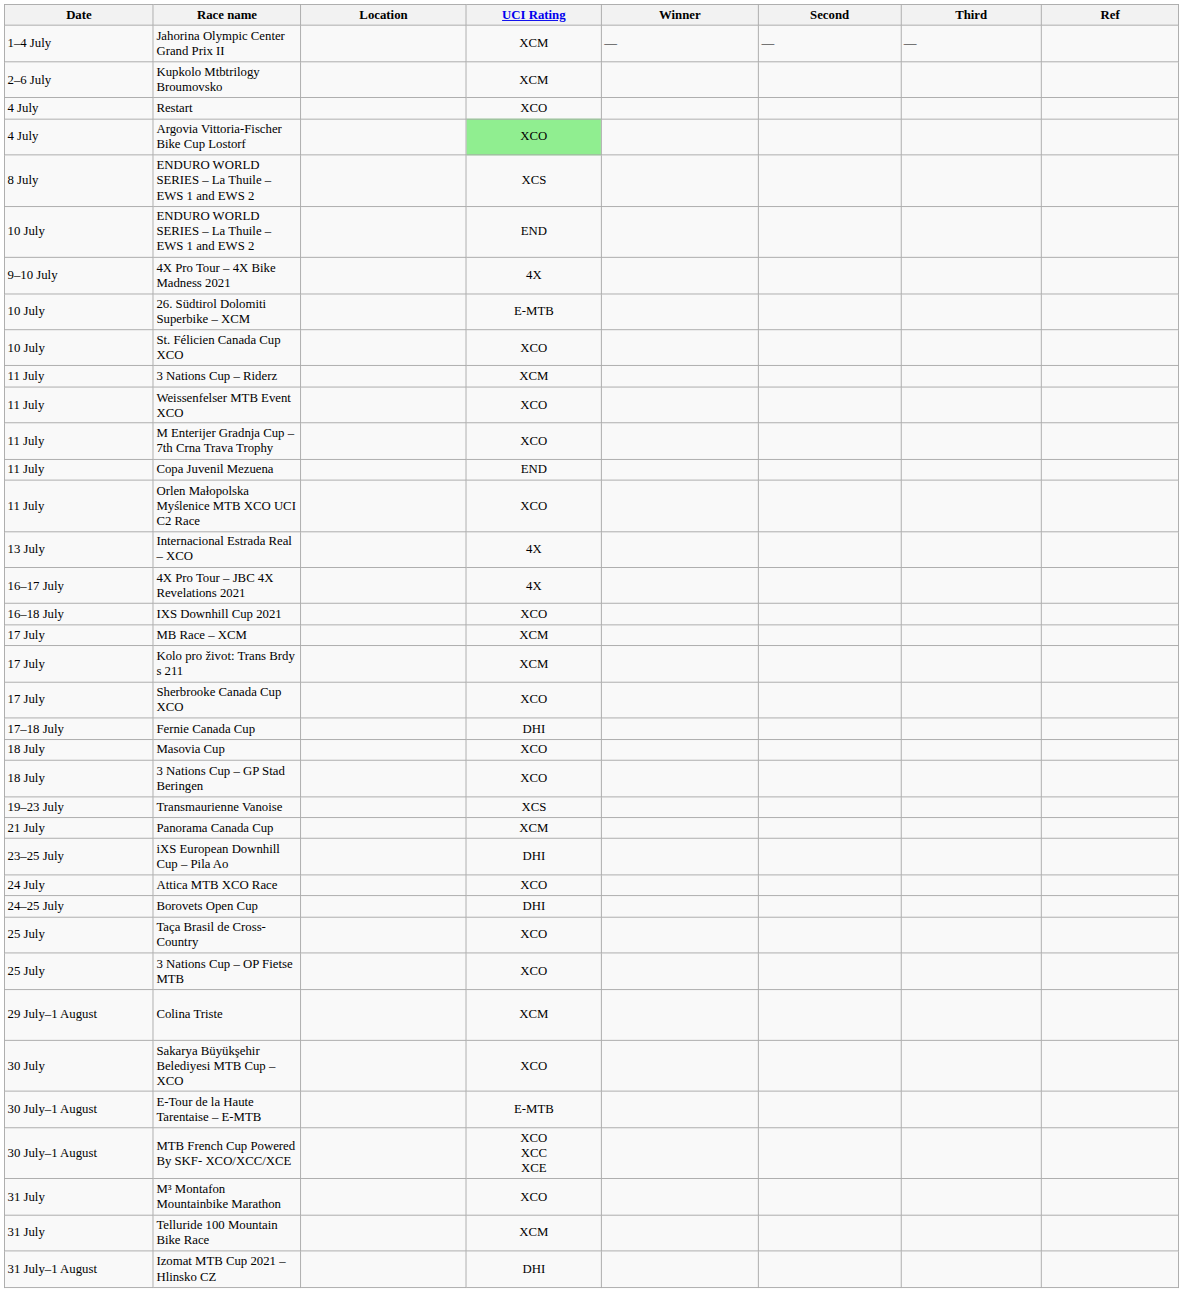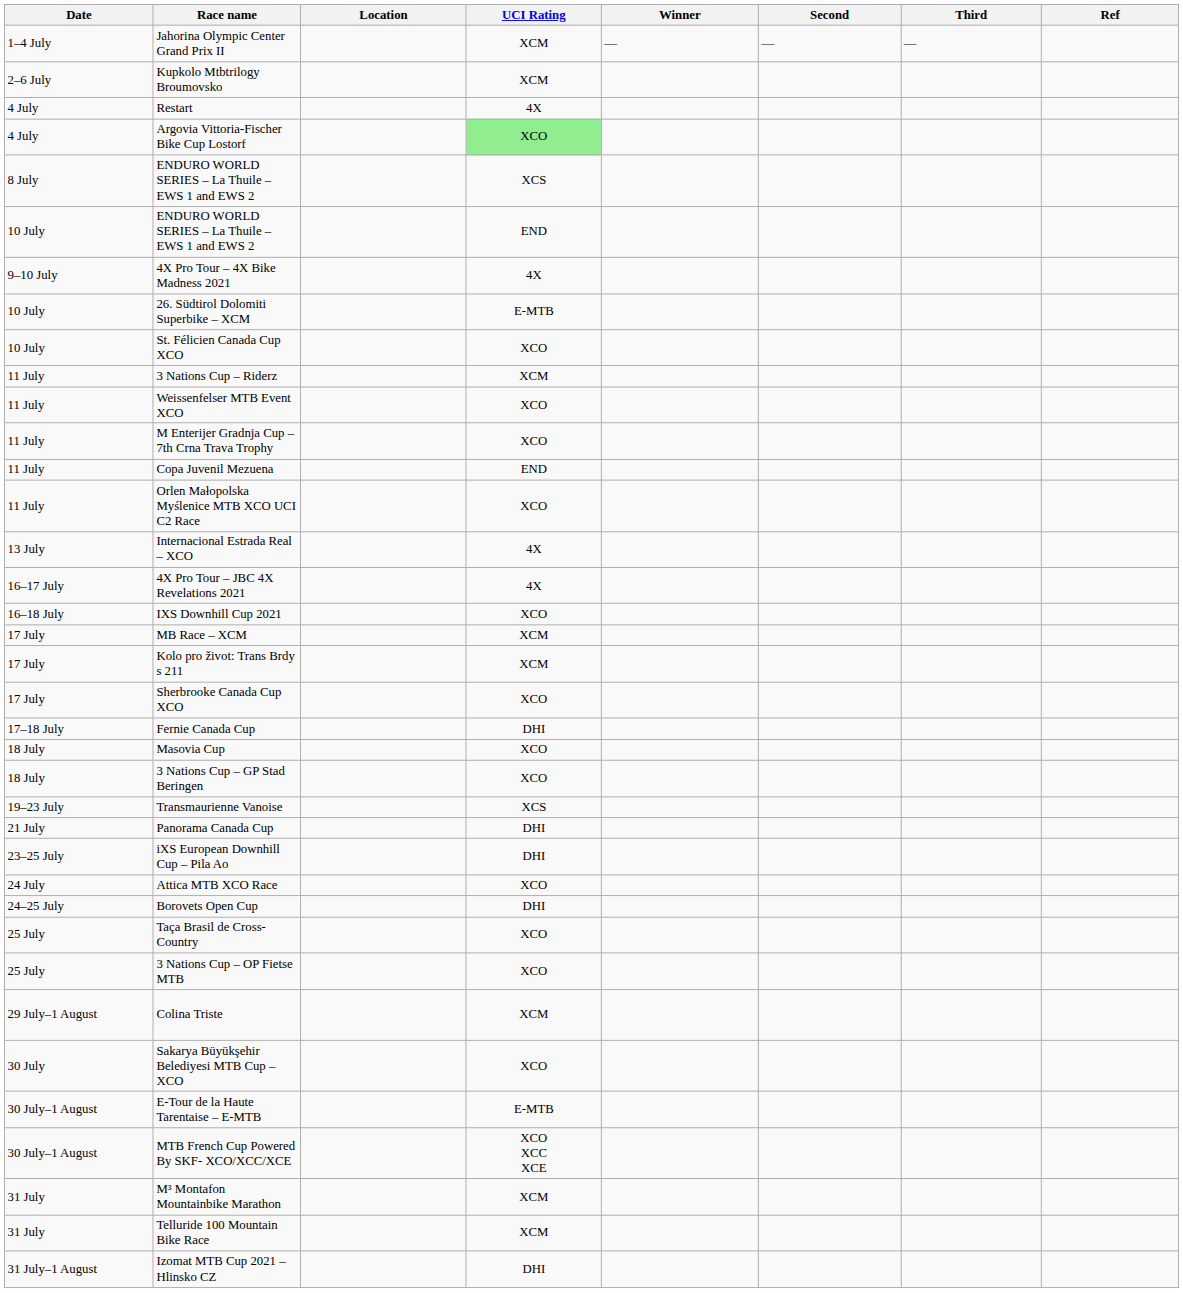(534, 107) XCO -> (534, 107) 4X
(534, 827) XCM -> (534, 827) DHI
(534, 1196) XCO -> (534, 1196) XCM
